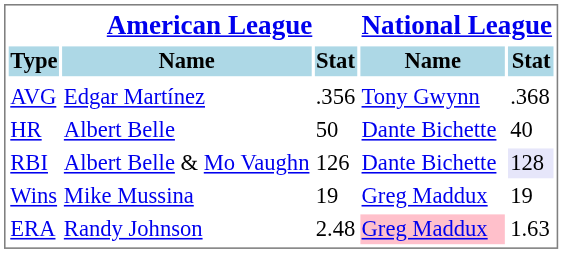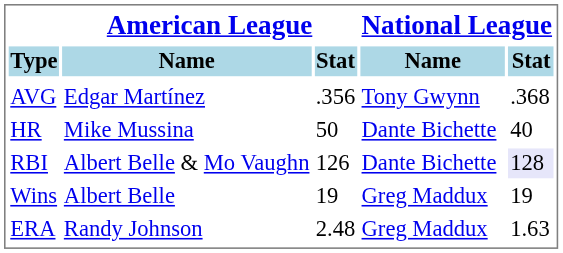(119, 130) Albert Belle -> (129, 130) Mike Mussina
(129, 196) Mike Mussina -> (119, 196) Albert Belle
(425, 229) pink background -> (425, 229) no background
